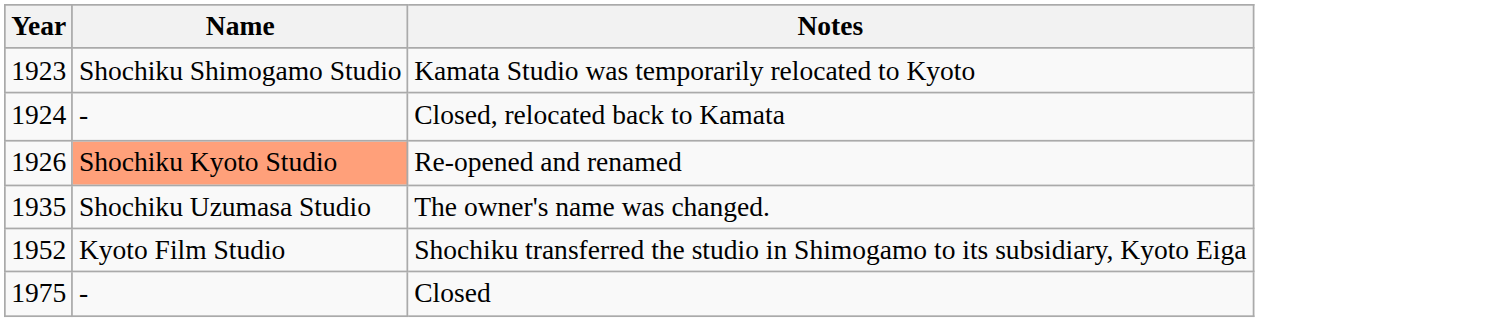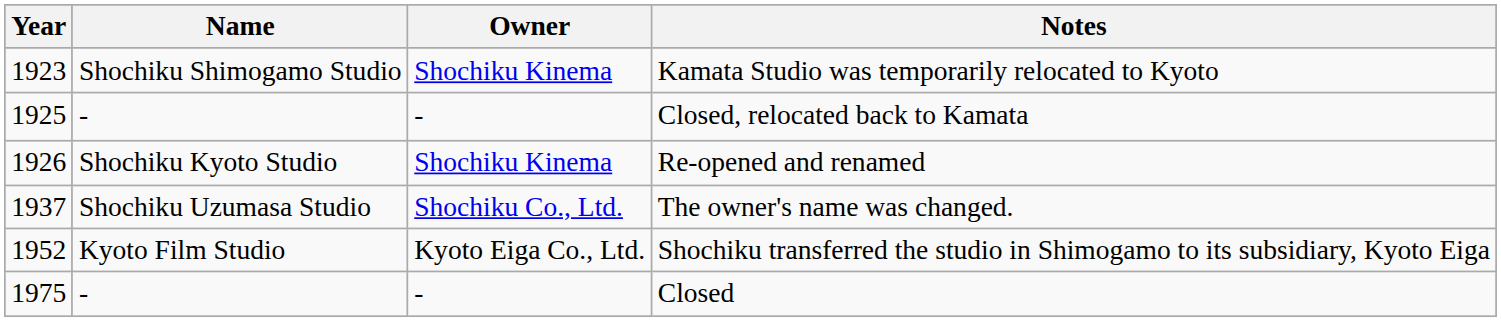+ column: (530, 26)
(39, 116) 1924 -> (39, 116) 1925
(208, 162) lightsalmon background -> (208, 162) no background
(39, 206) 1935 -> (39, 206) 1937
